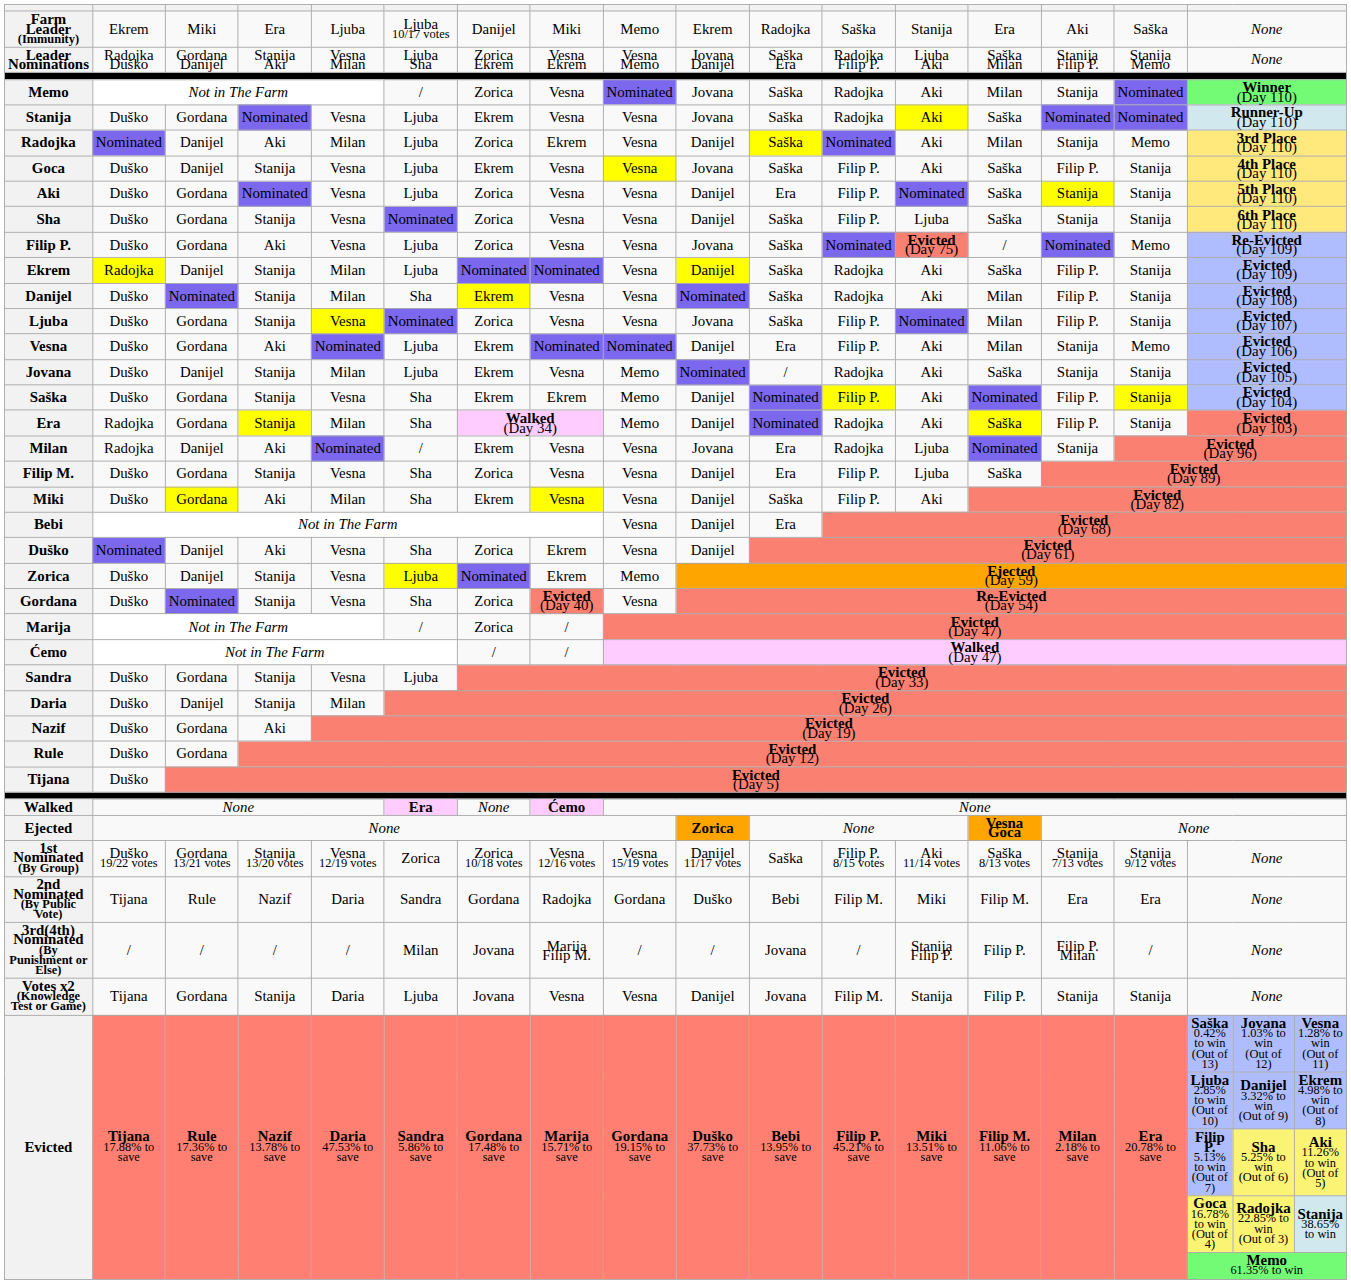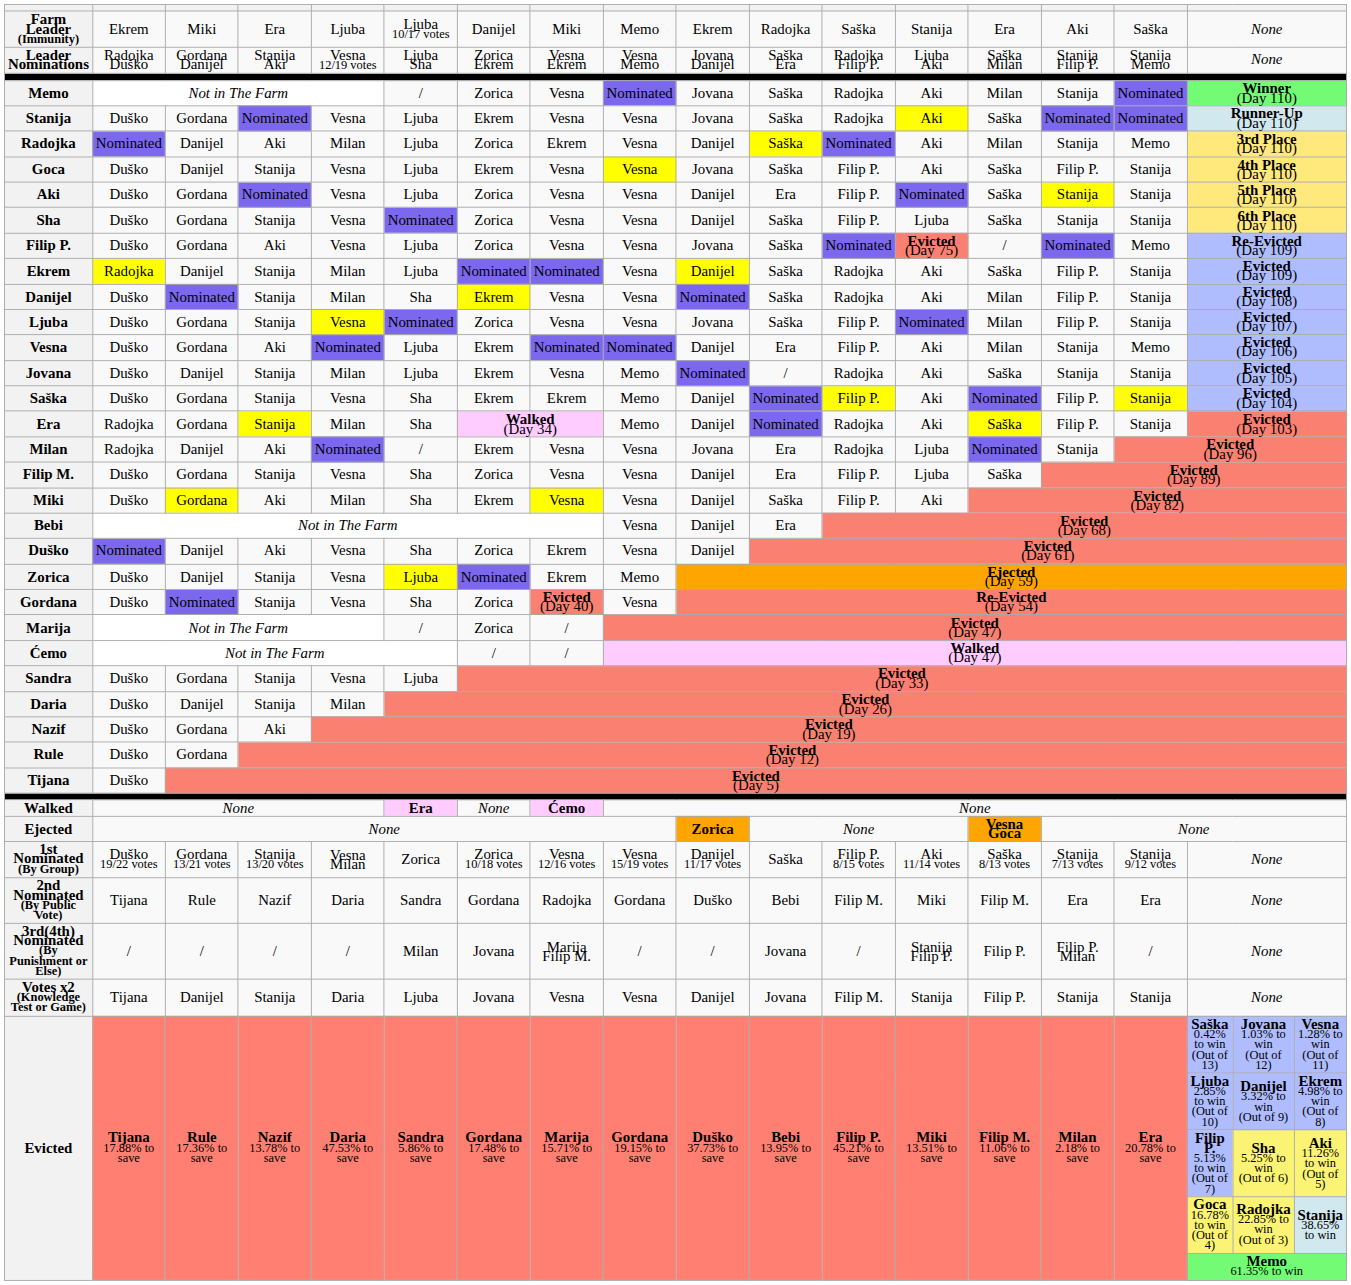(348, 59) Vesna Milan -> (348, 59) Vesna 12/19 votes
(348, 858) Vesna 12/19 votes -> (348, 859) Vesna Milan
(202, 996) Gordana -> (202, 997) Danijel
